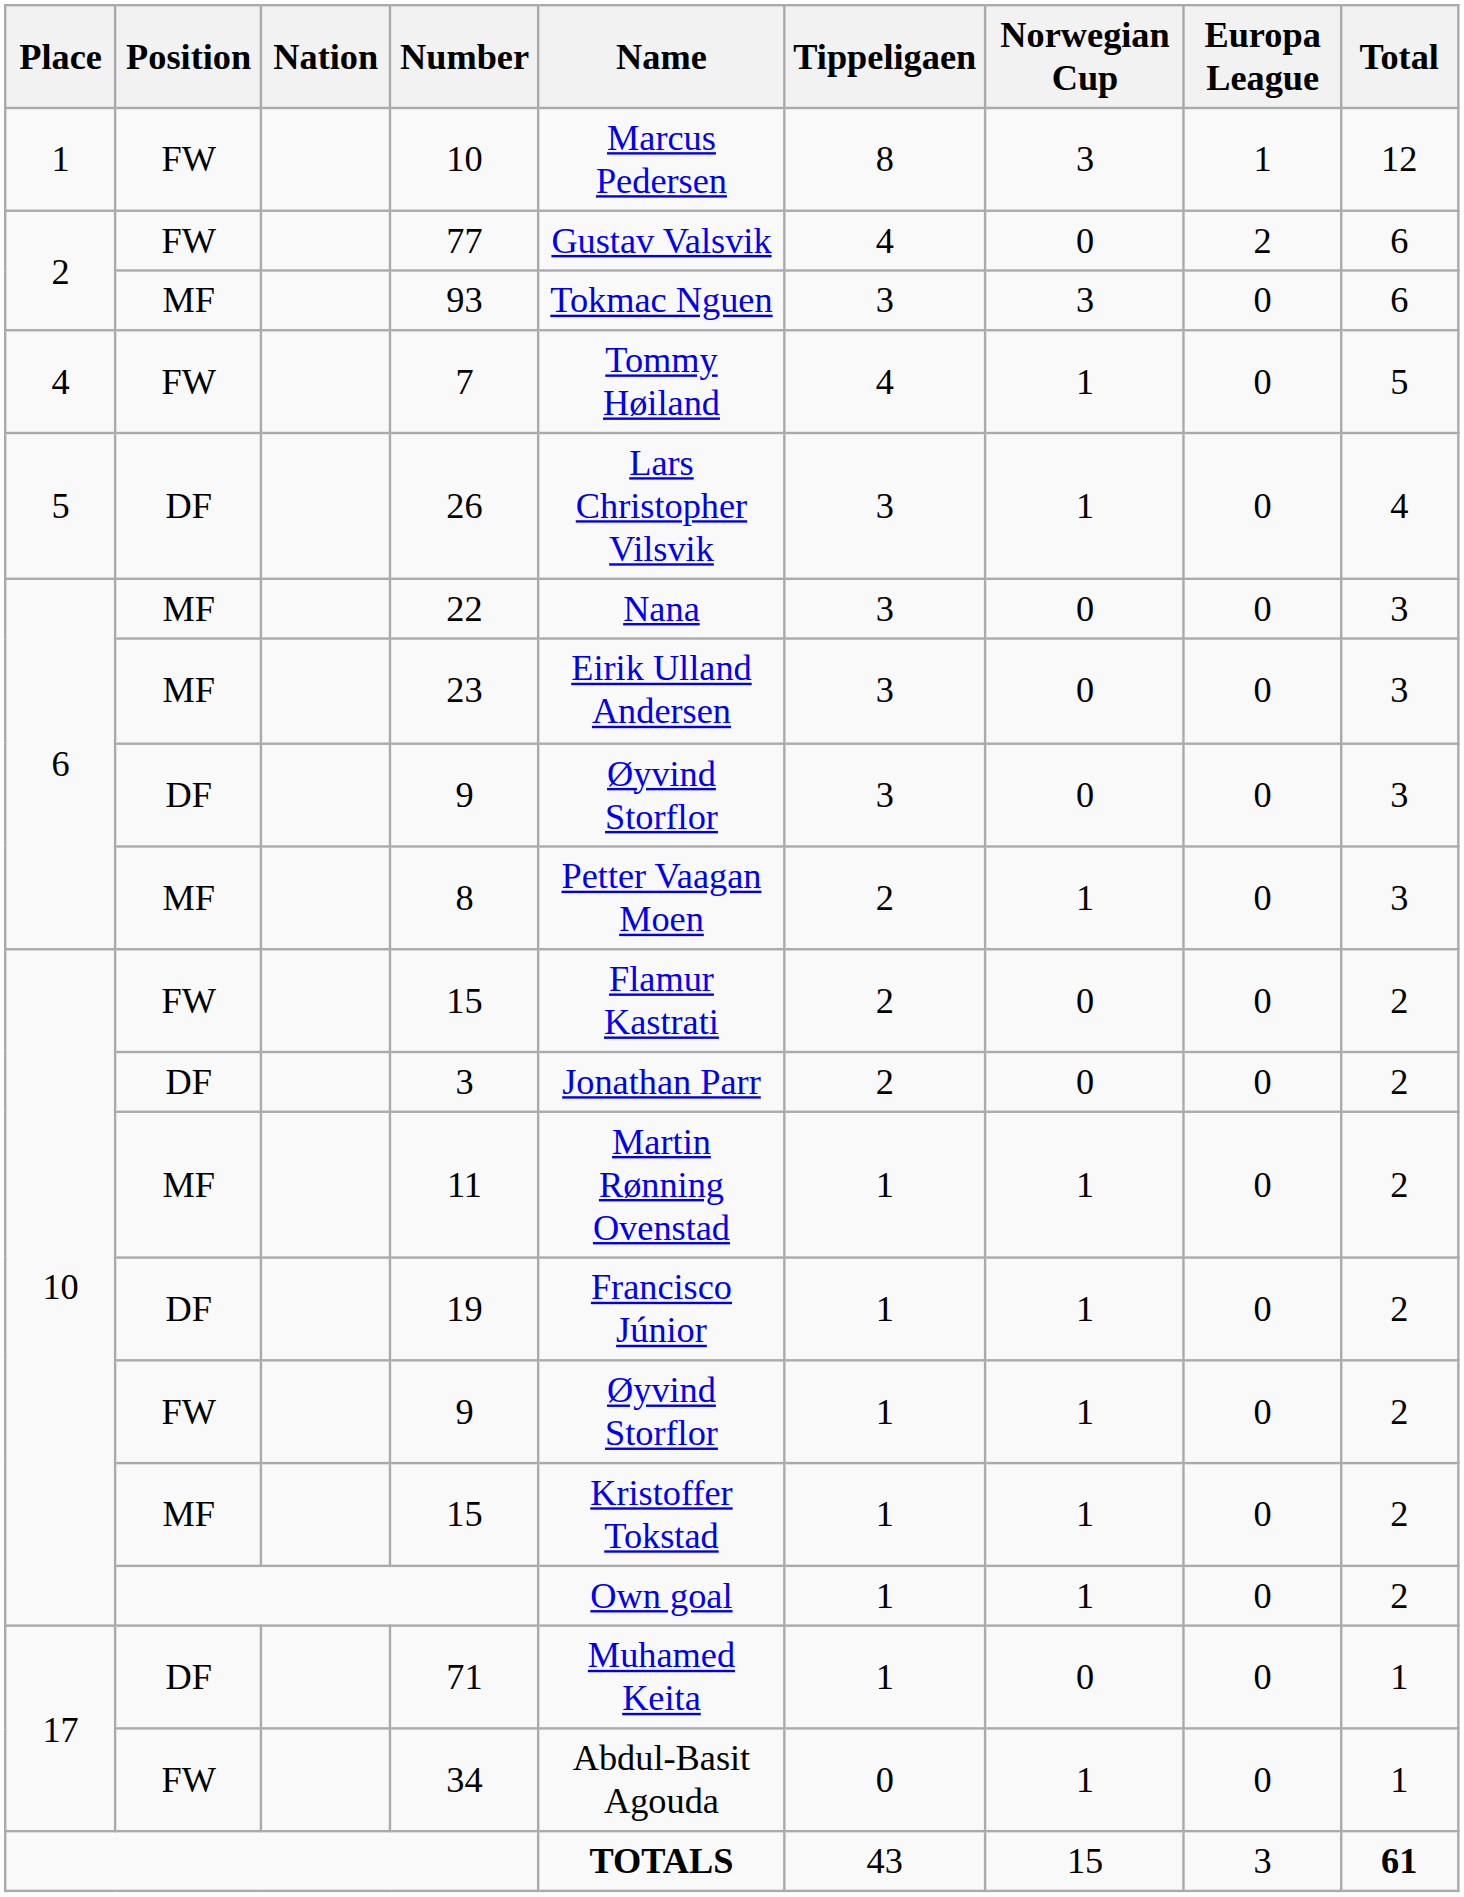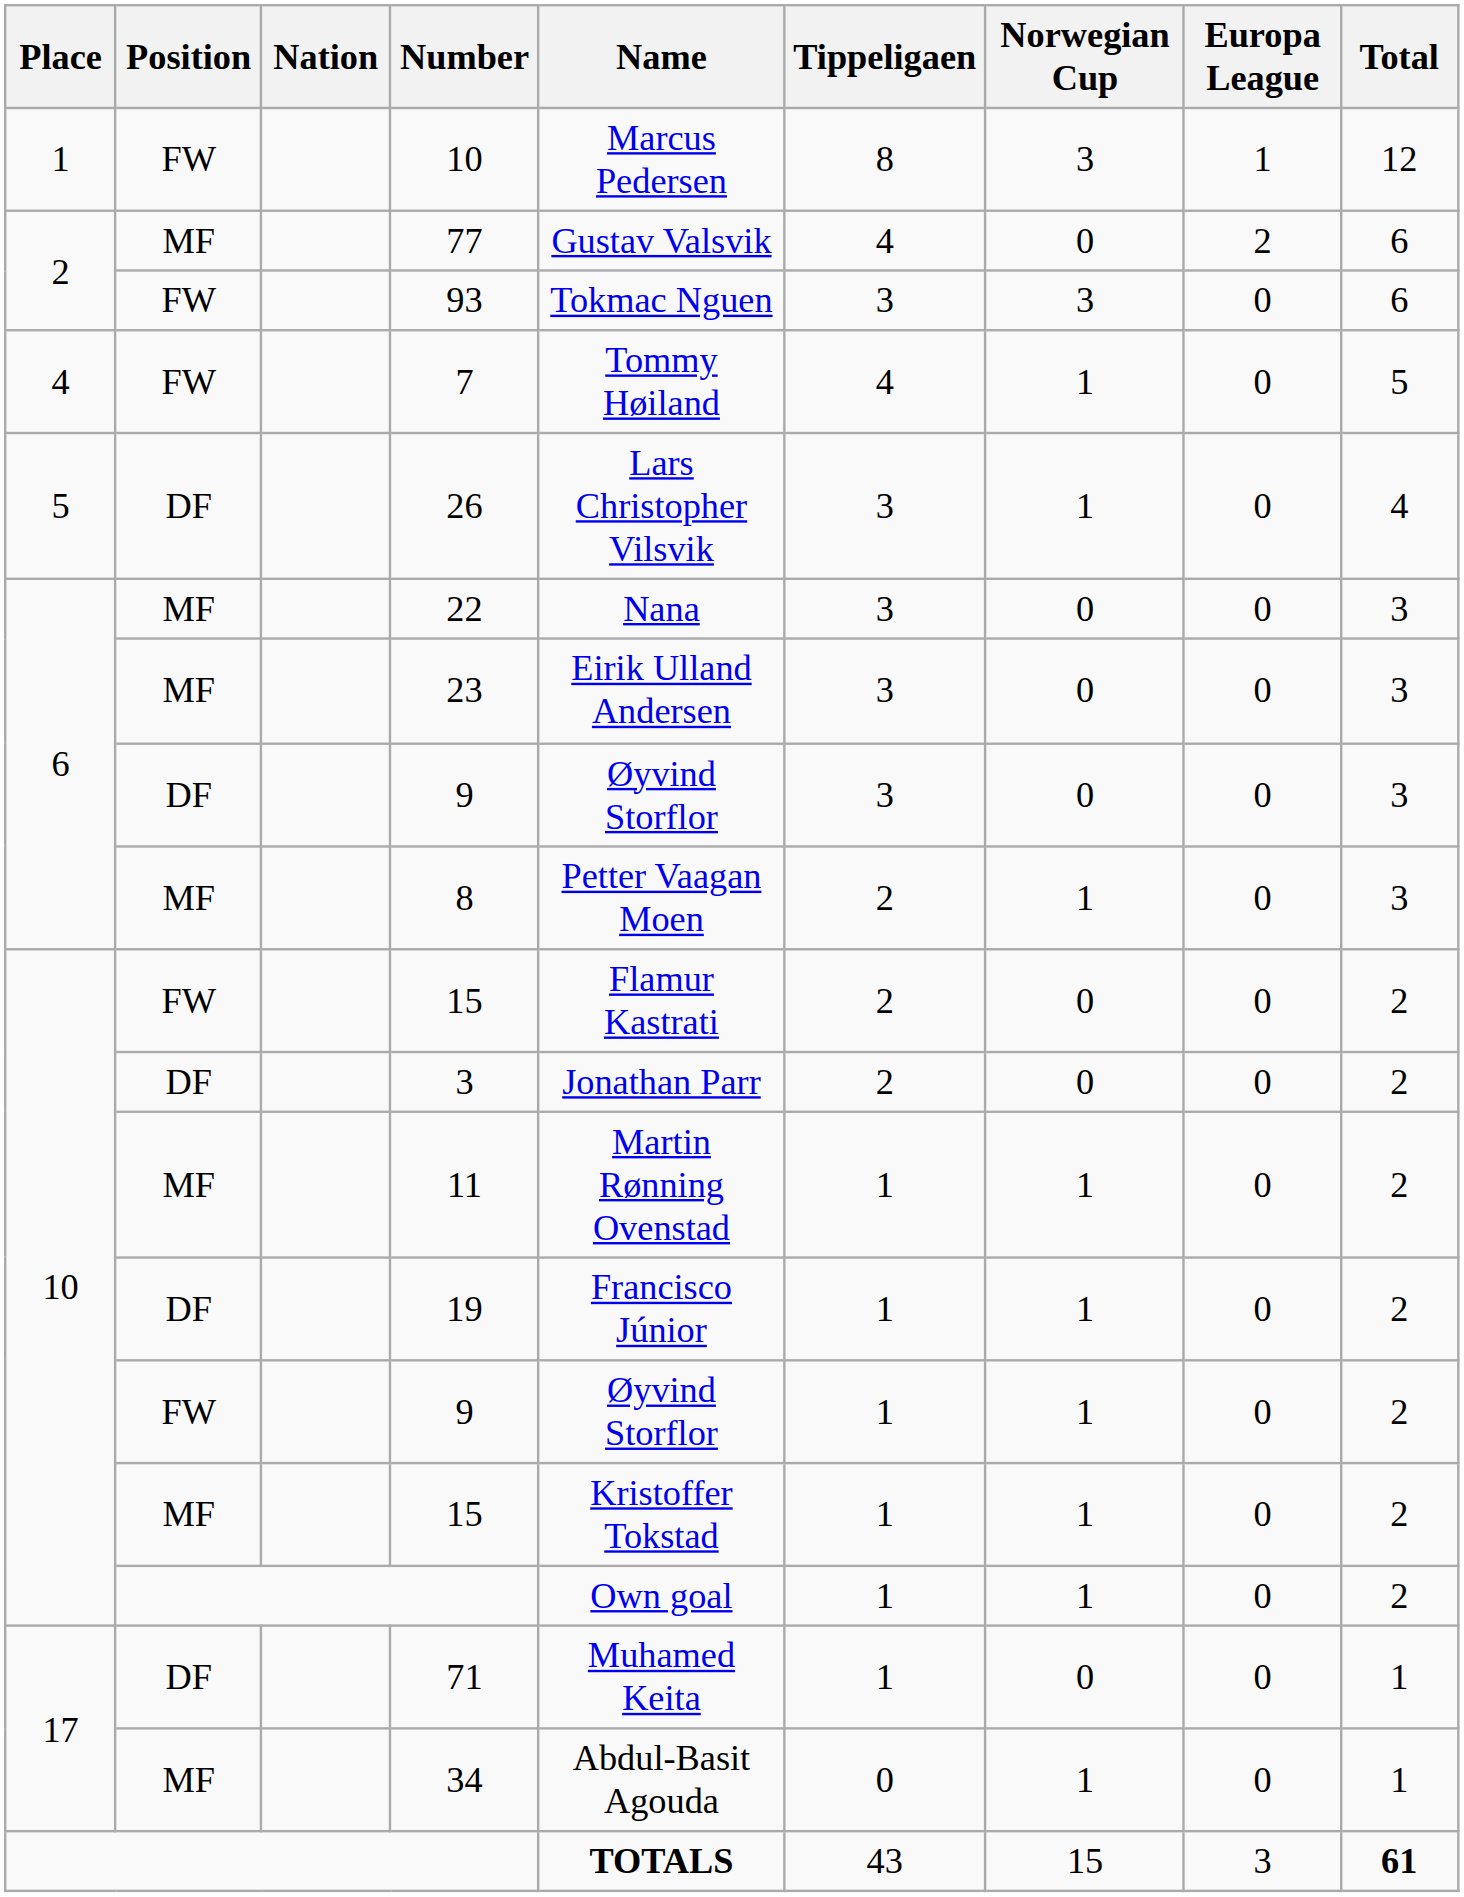(189, 240) FW -> (189, 240) MF
(189, 300) MF -> (189, 300) FW
(189, 1779) FW -> (189, 1779) MF
